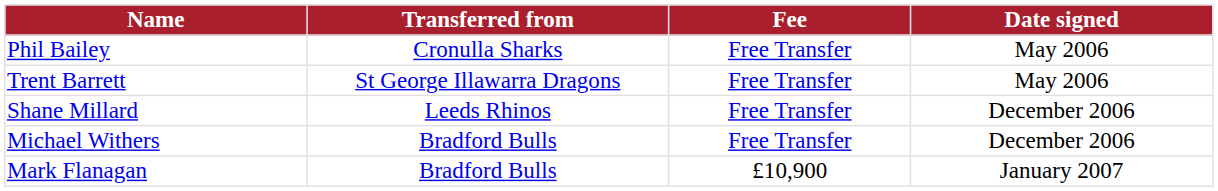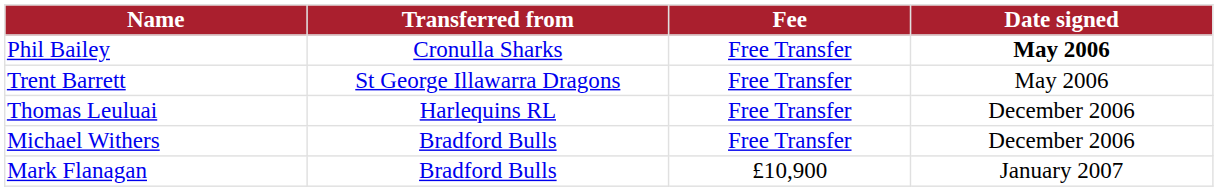(1062, 49) normal -> (1062, 49) bold
+ row: (82, 110)
- row: (72, 110)
